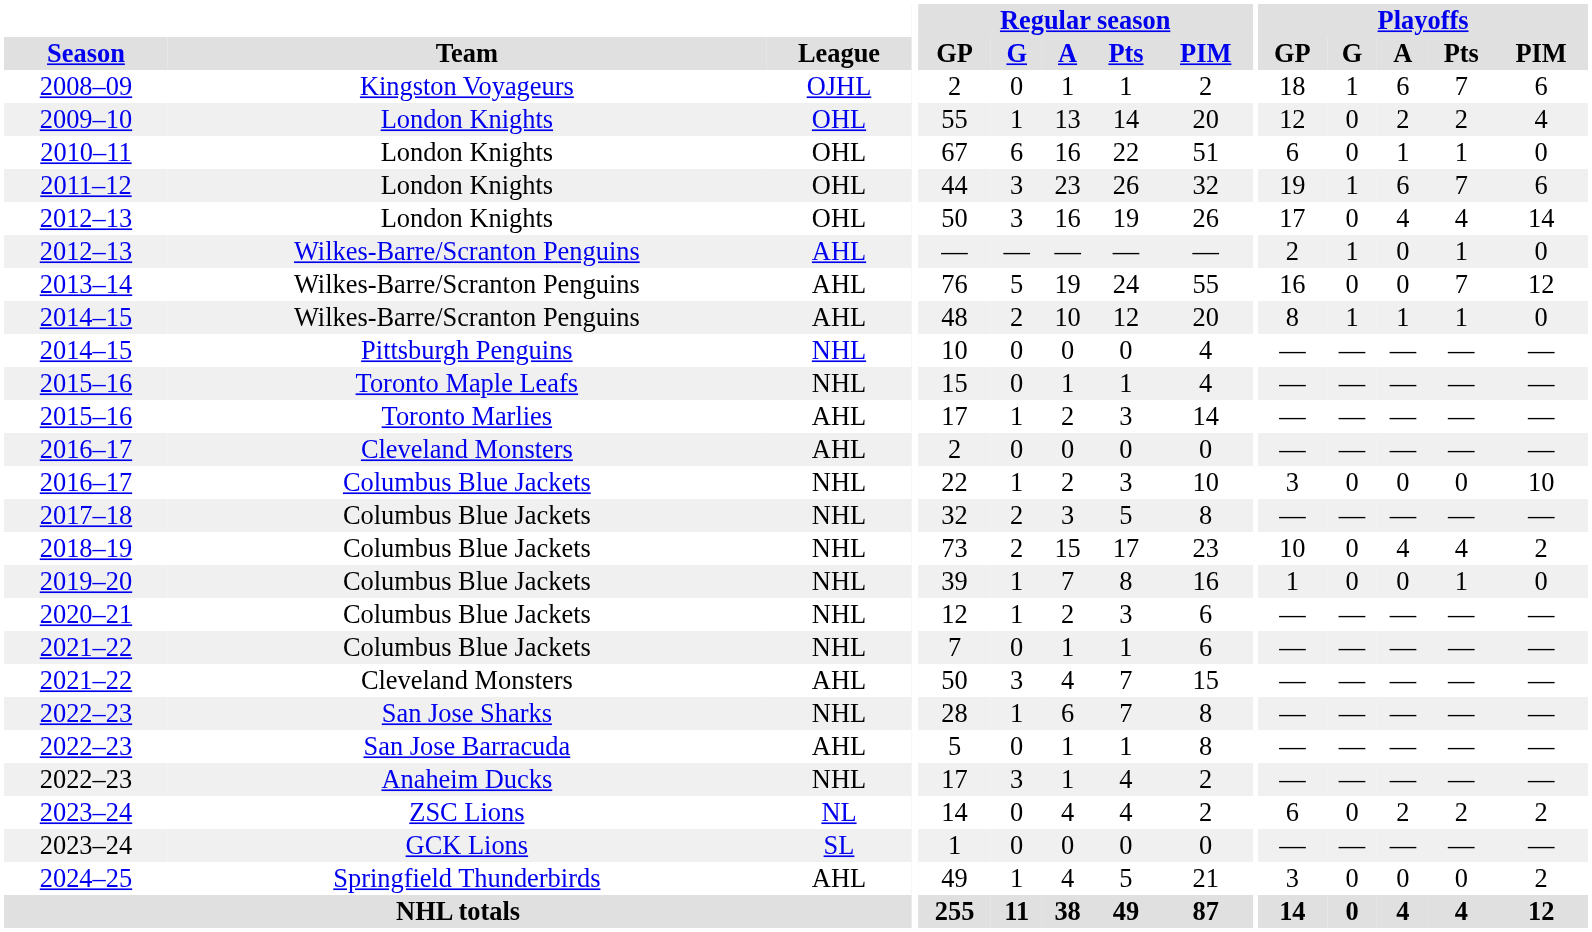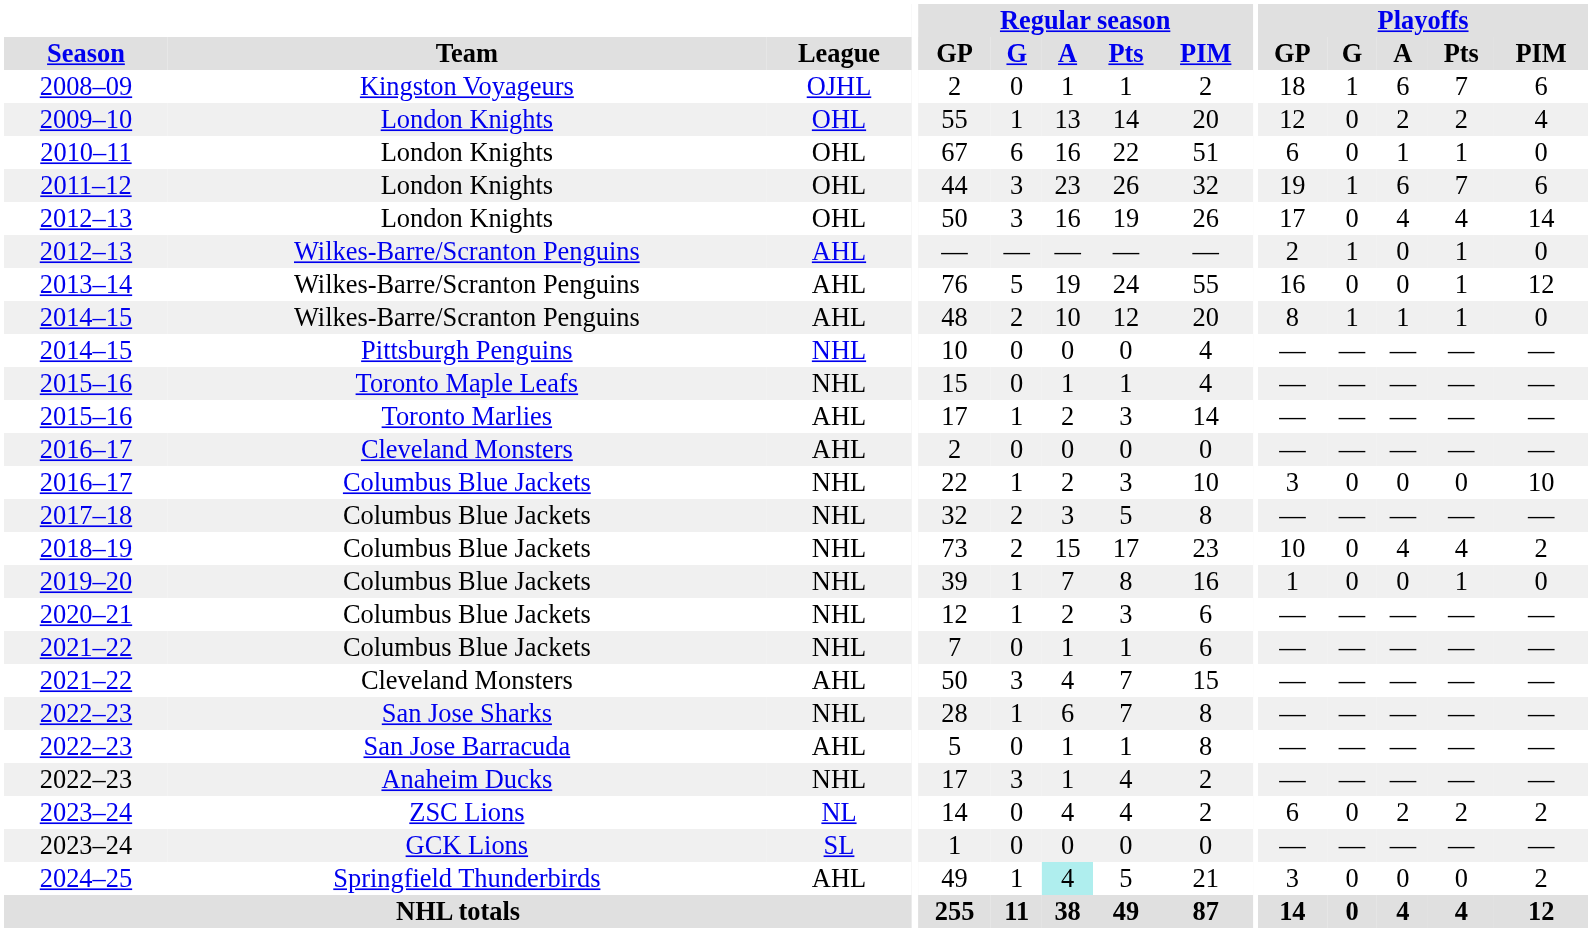(1461, 284) 7 -> (1461, 284) 1
(1068, 878) no background -> (1068, 878) paleturquoise background
